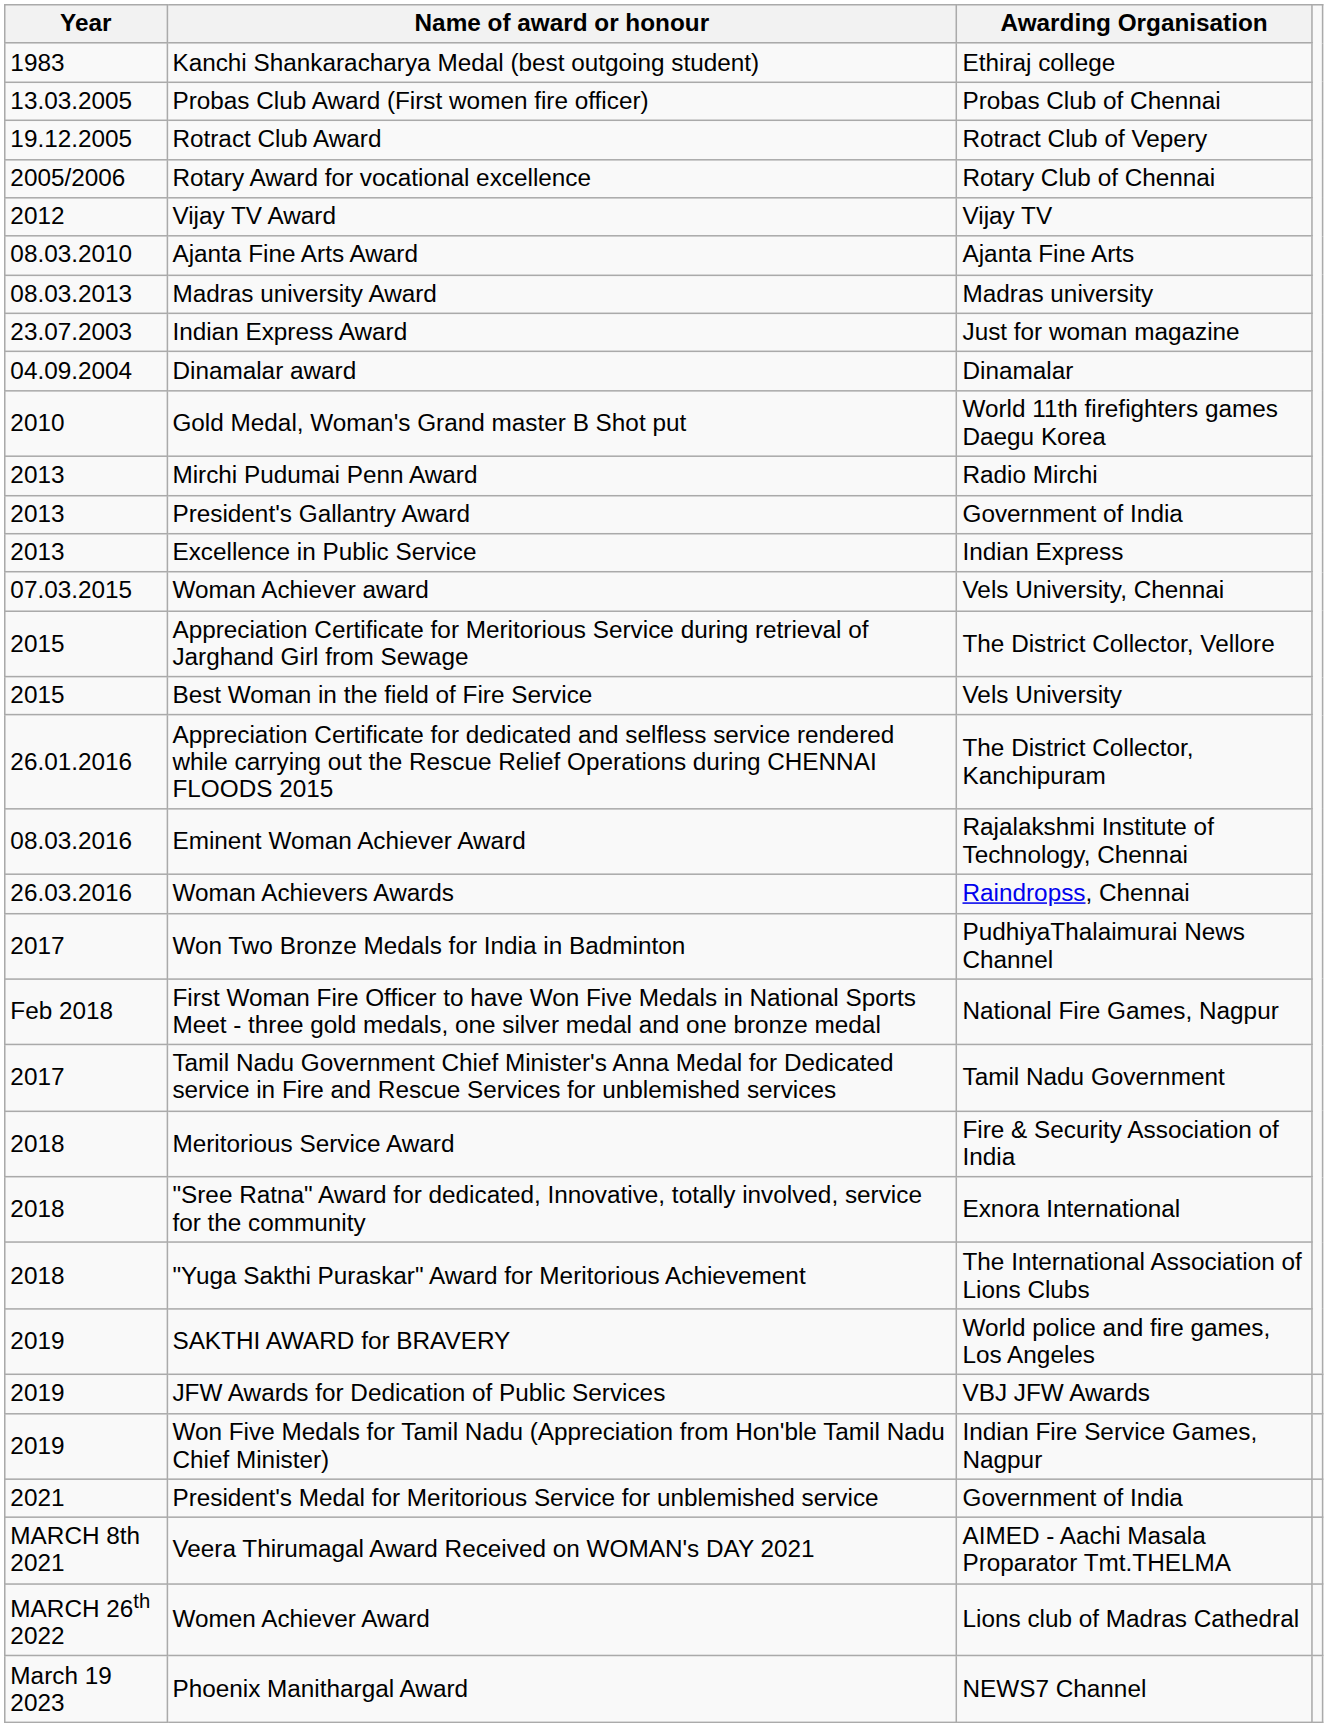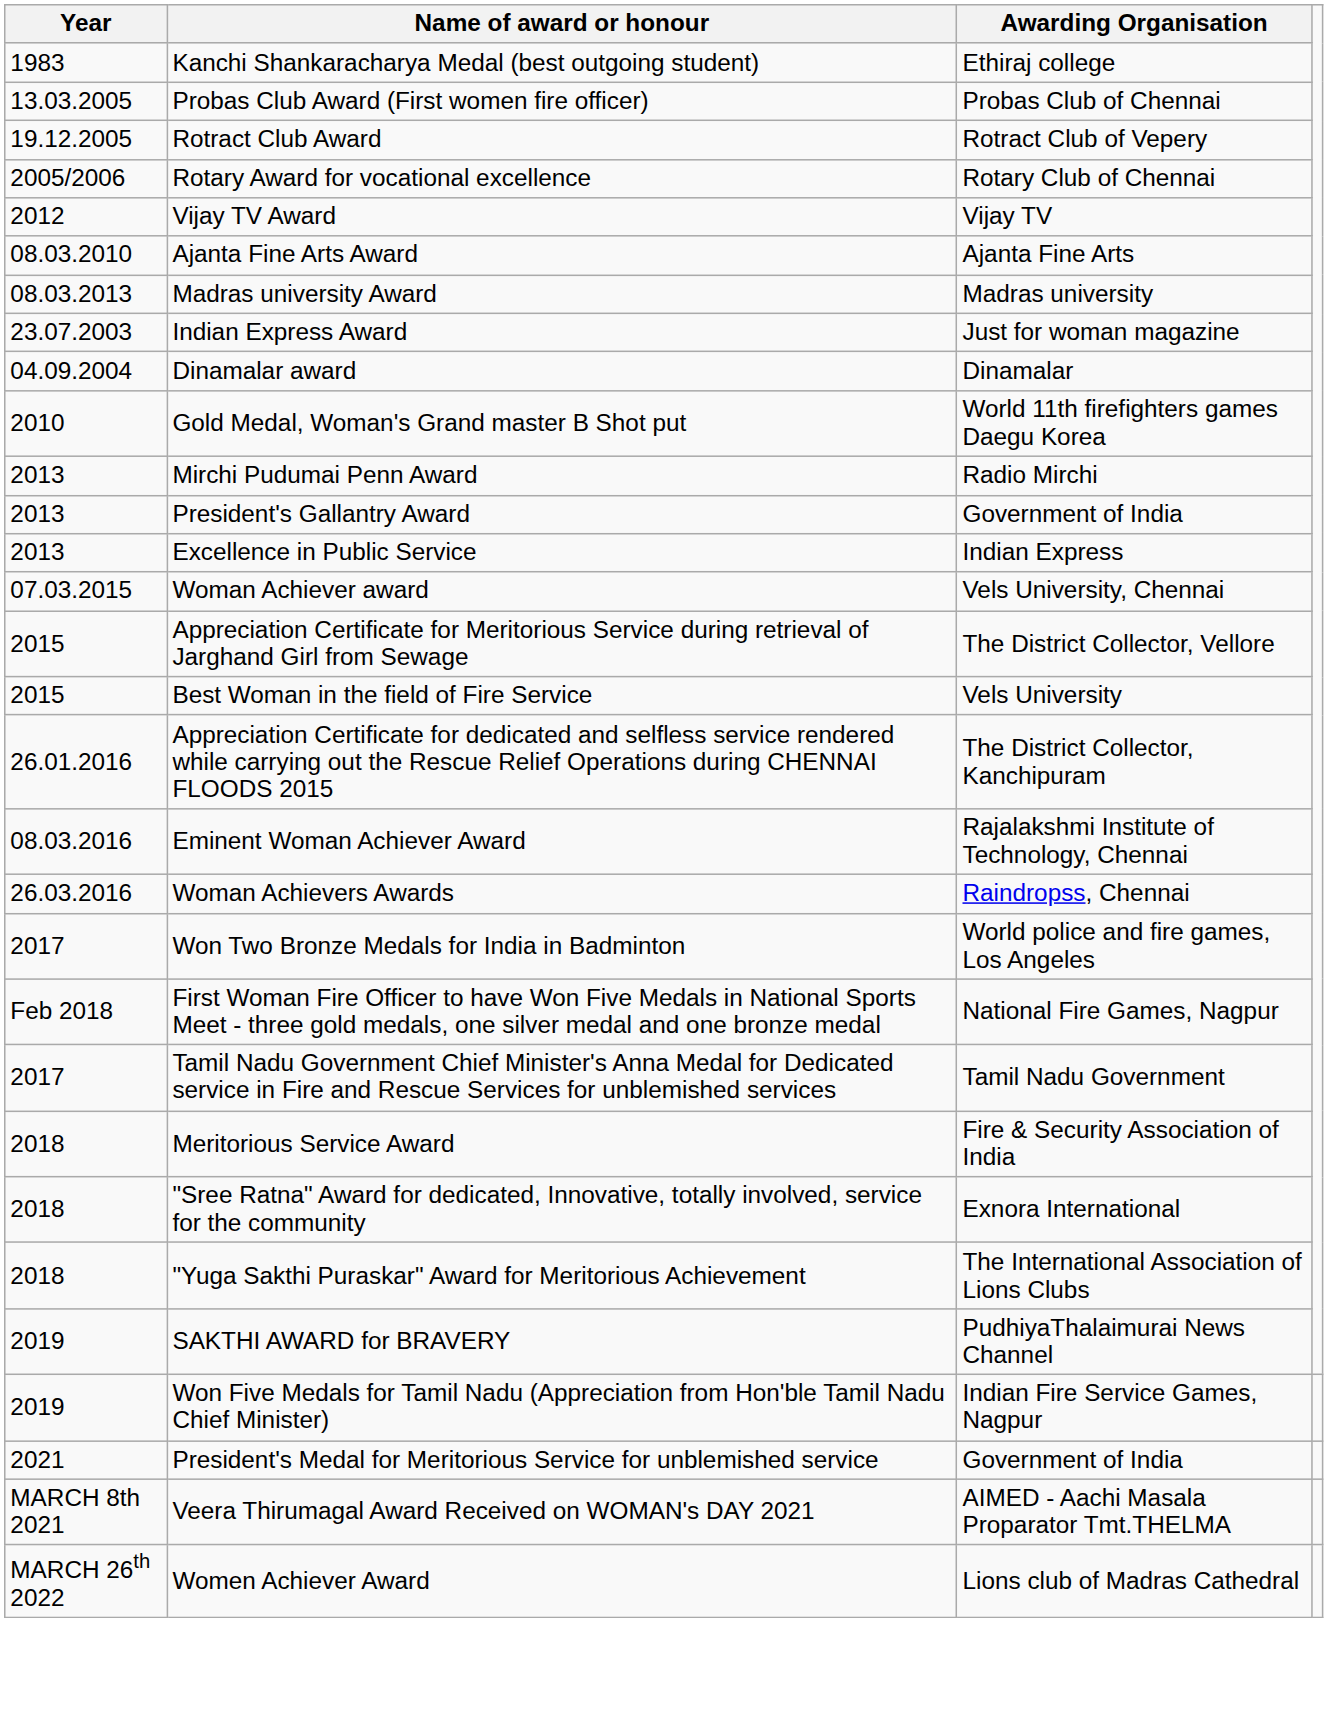(1104, 945) PudhiyaThalaimurai News Channel -> (1116, 945) World police and fire games, Los Angeles
(1116, 1341) World police and fire games, Los Angeles -> (1104, 1341) PudhiyaThalaimurai News Channel
- row: (419, 1393)
- row: (320, 1688)
